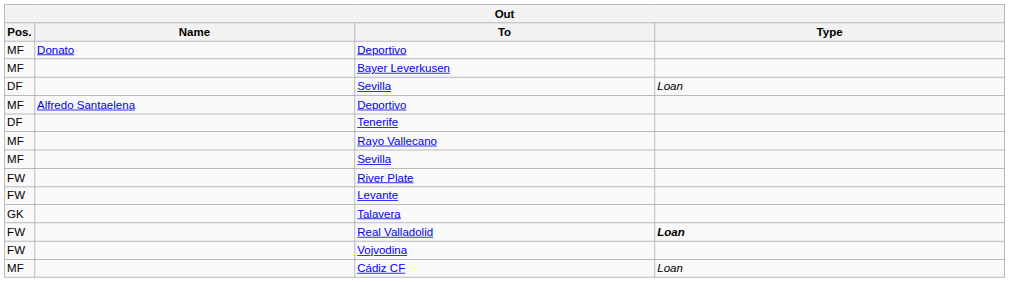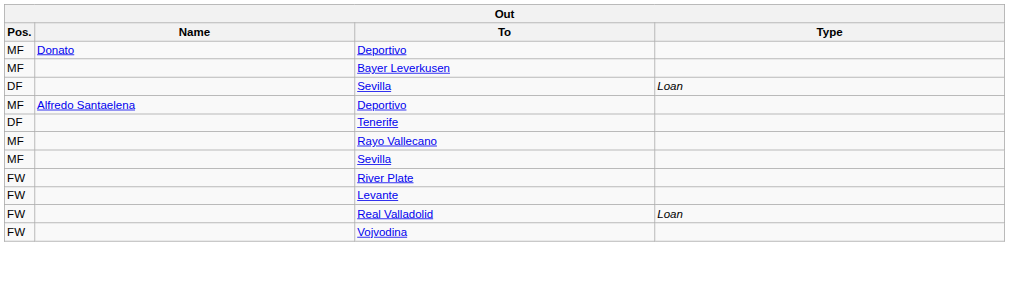- row: (15, 214)
(671, 232) bold -> (670, 214) normal
- row: (15, 269)
